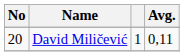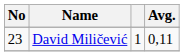(15, 39) 20 -> (15, 39) 23
